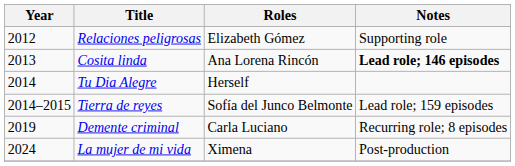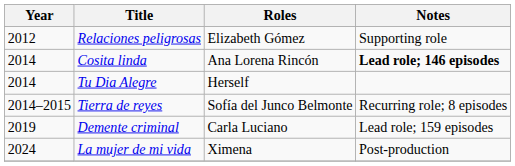(22, 60) 2013 -> (22, 60) 2014
(426, 104) Lead role; 159 episodes -> (433, 104) Recurring role; 8 episodes
(433, 127) Recurring role; 8 episodes -> (426, 127) Lead role; 159 episodes
